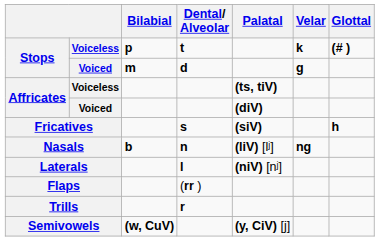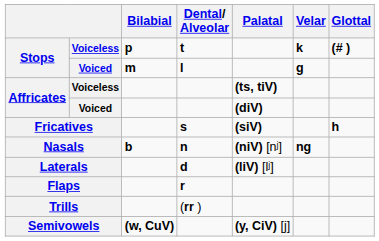(184, 68) d -> (182, 68) l
(254, 147) (liV) [lʲ] -> (258, 147) (niV) [nʲ]
(182, 166) l -> (184, 166) d
(258, 166) (niV) [nʲ] -> (254, 166) (liV) [lʲ]
(191, 186) (rr ) -> (182, 186) r
(182, 206) r -> (191, 206) (rr )
